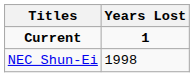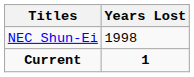rows swapped: (53, 38) <-> (53, 60)
